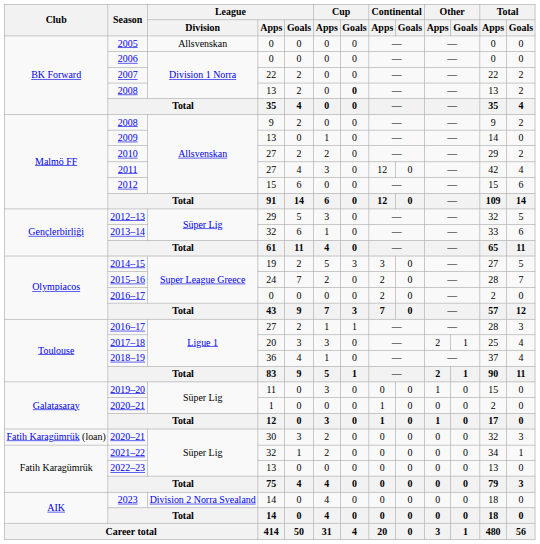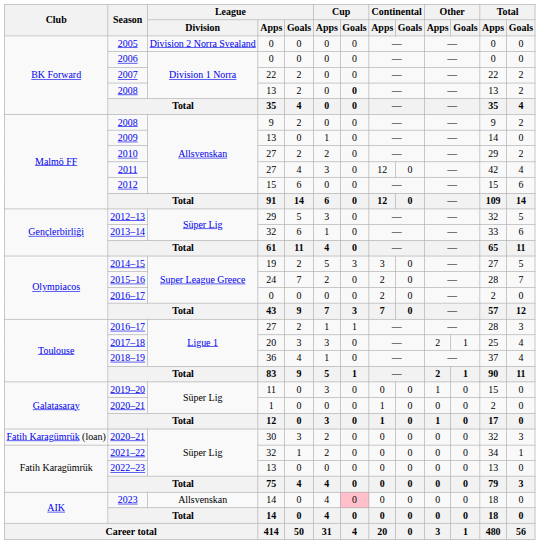(203, 43) Allsvenskan -> (203, 43) Division 2 Norra Svealand
(203, 500) Division 2 Norra Svealand -> (203, 500) Allsvenskan
(354, 500) no background -> (354, 500) pink background
